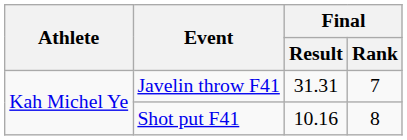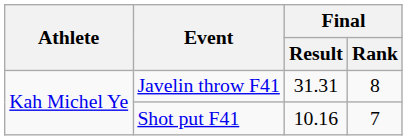(375, 86) 7 -> (375, 86) 8
(375, 118) 8 -> (375, 118) 7
